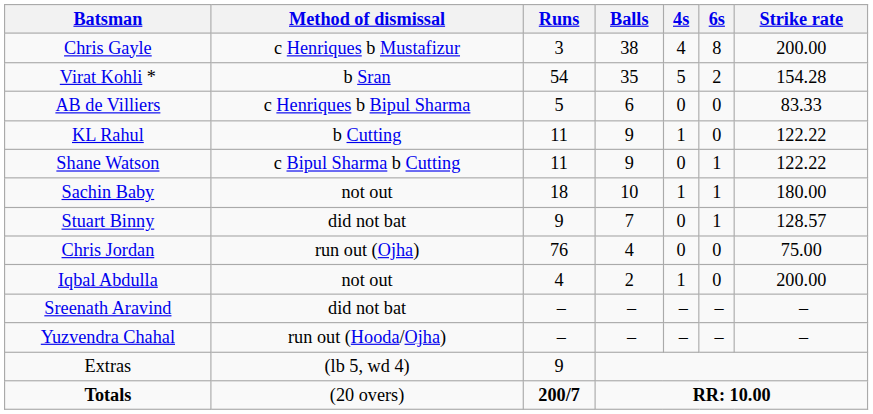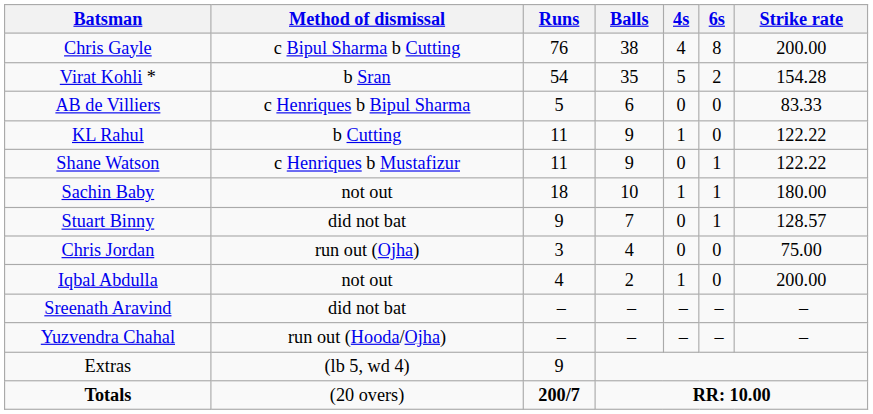(367, 47) c Henriques b Mustafizur -> (367, 47) c Bipul Sharma b Cutting
(559, 47) 3 -> (559, 47) 76
(367, 163) c Bipul Sharma b Cutting -> (367, 163) c Henriques b Mustafizur
(559, 250) 76 -> (559, 250) 3
